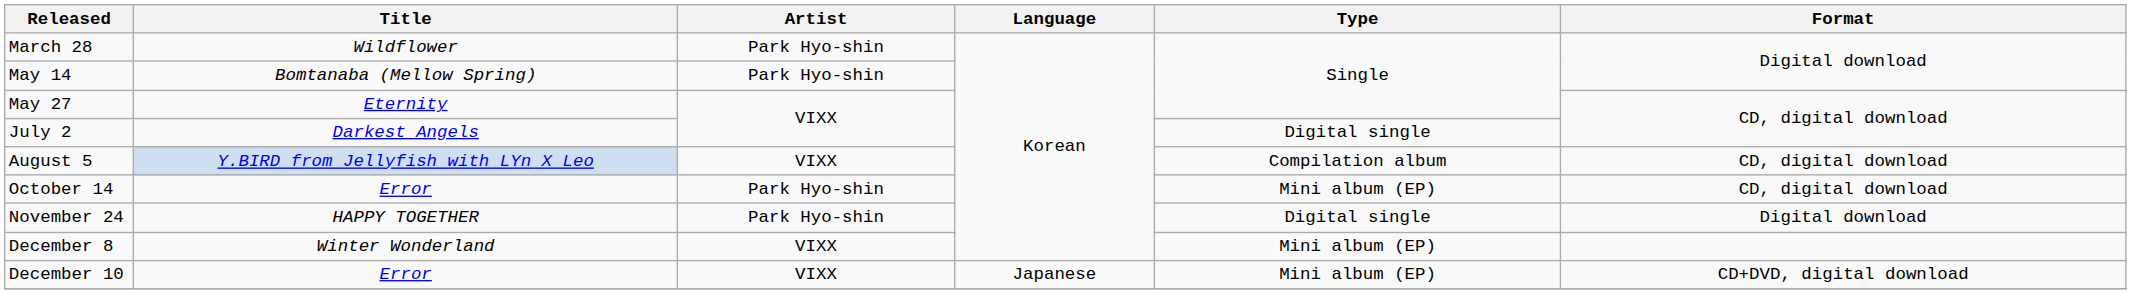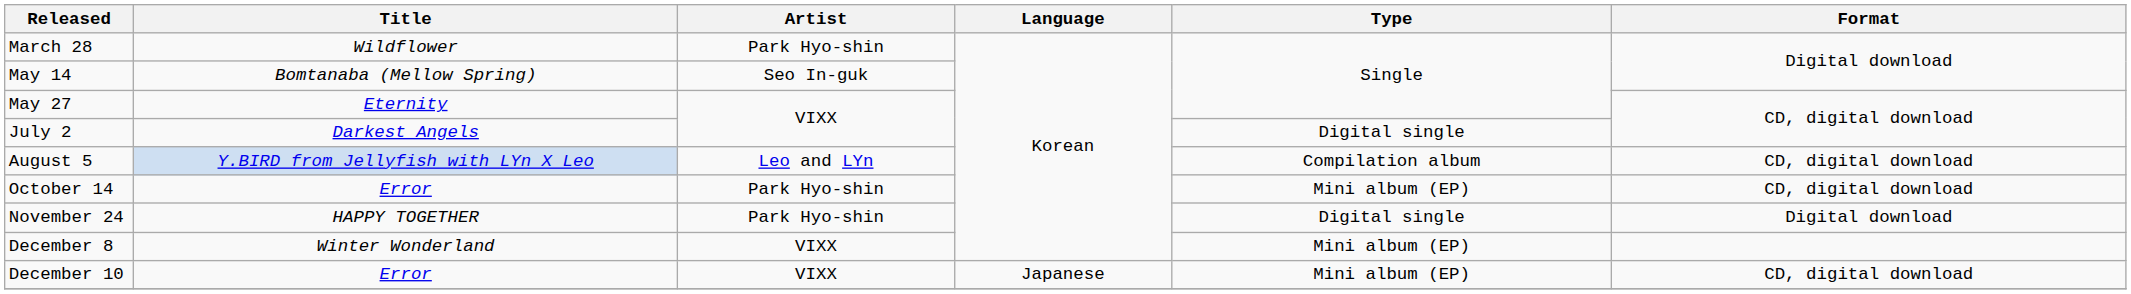(816, 76) Park Hyo-shin -> (816, 76) Seo In-guk
(816, 161) VIXX -> (816, 161) Leo and LYn
(1843, 274) CD+DVD, digital download -> (1869, 274) CD, digital download
